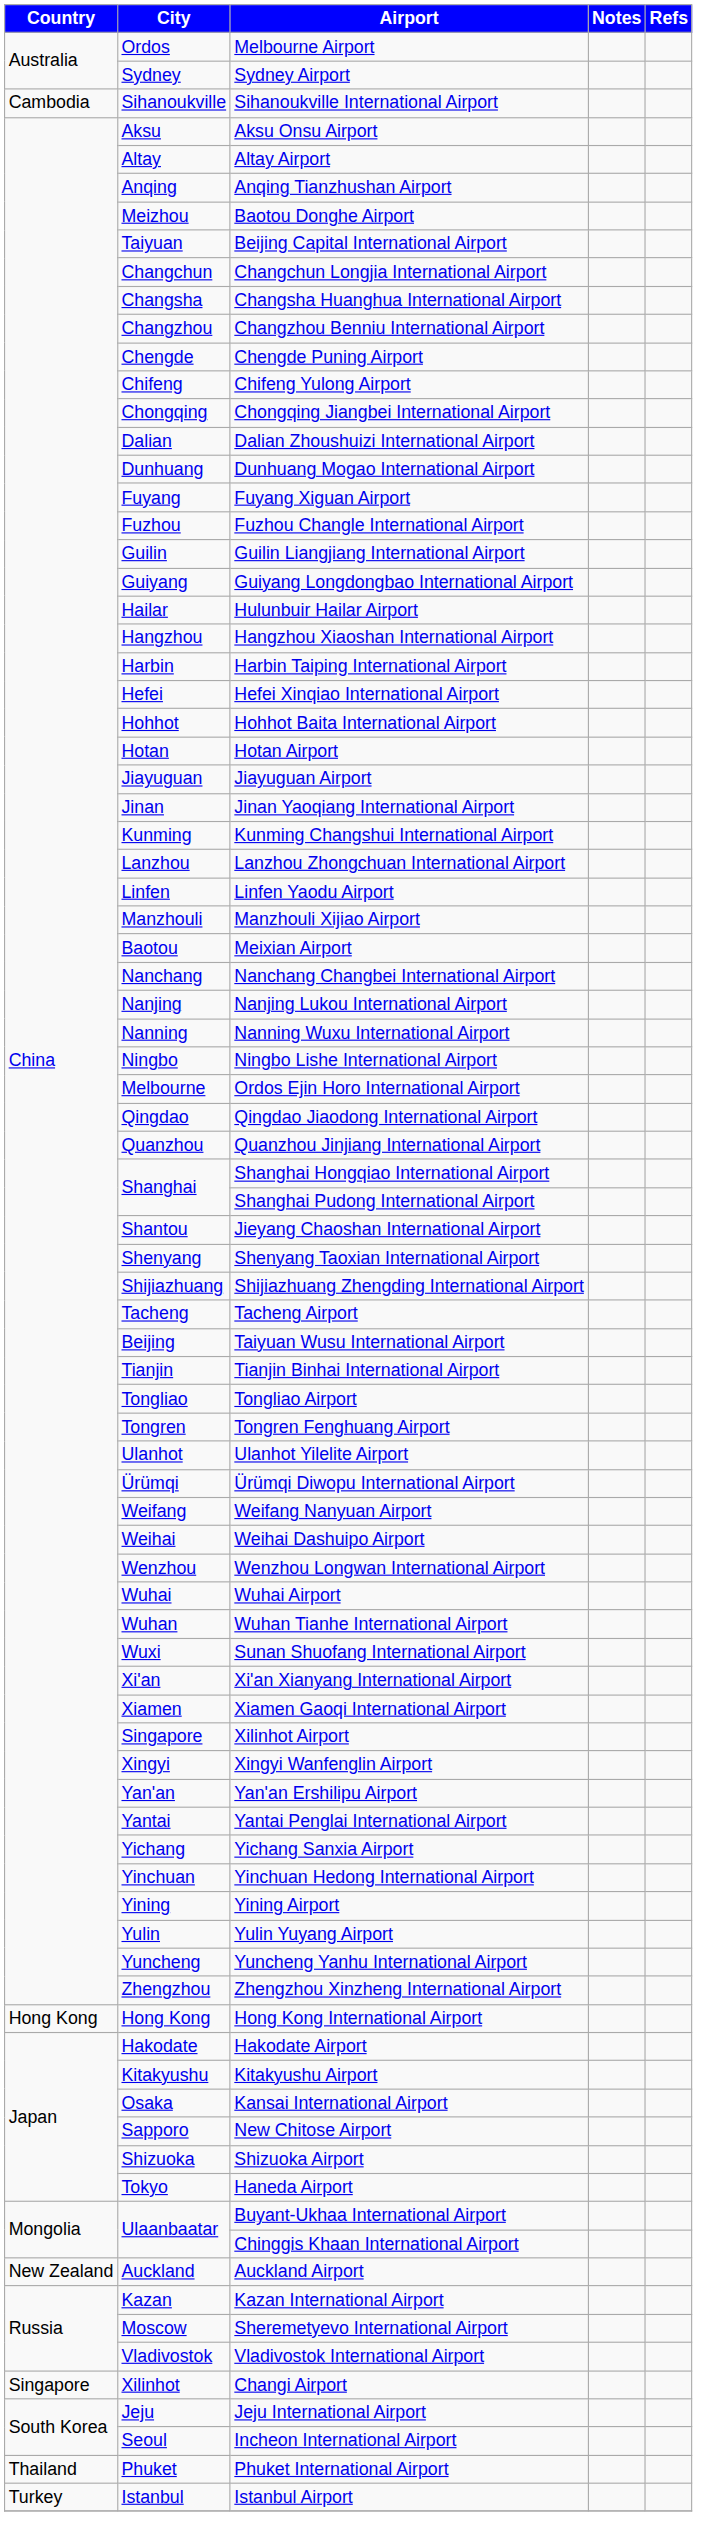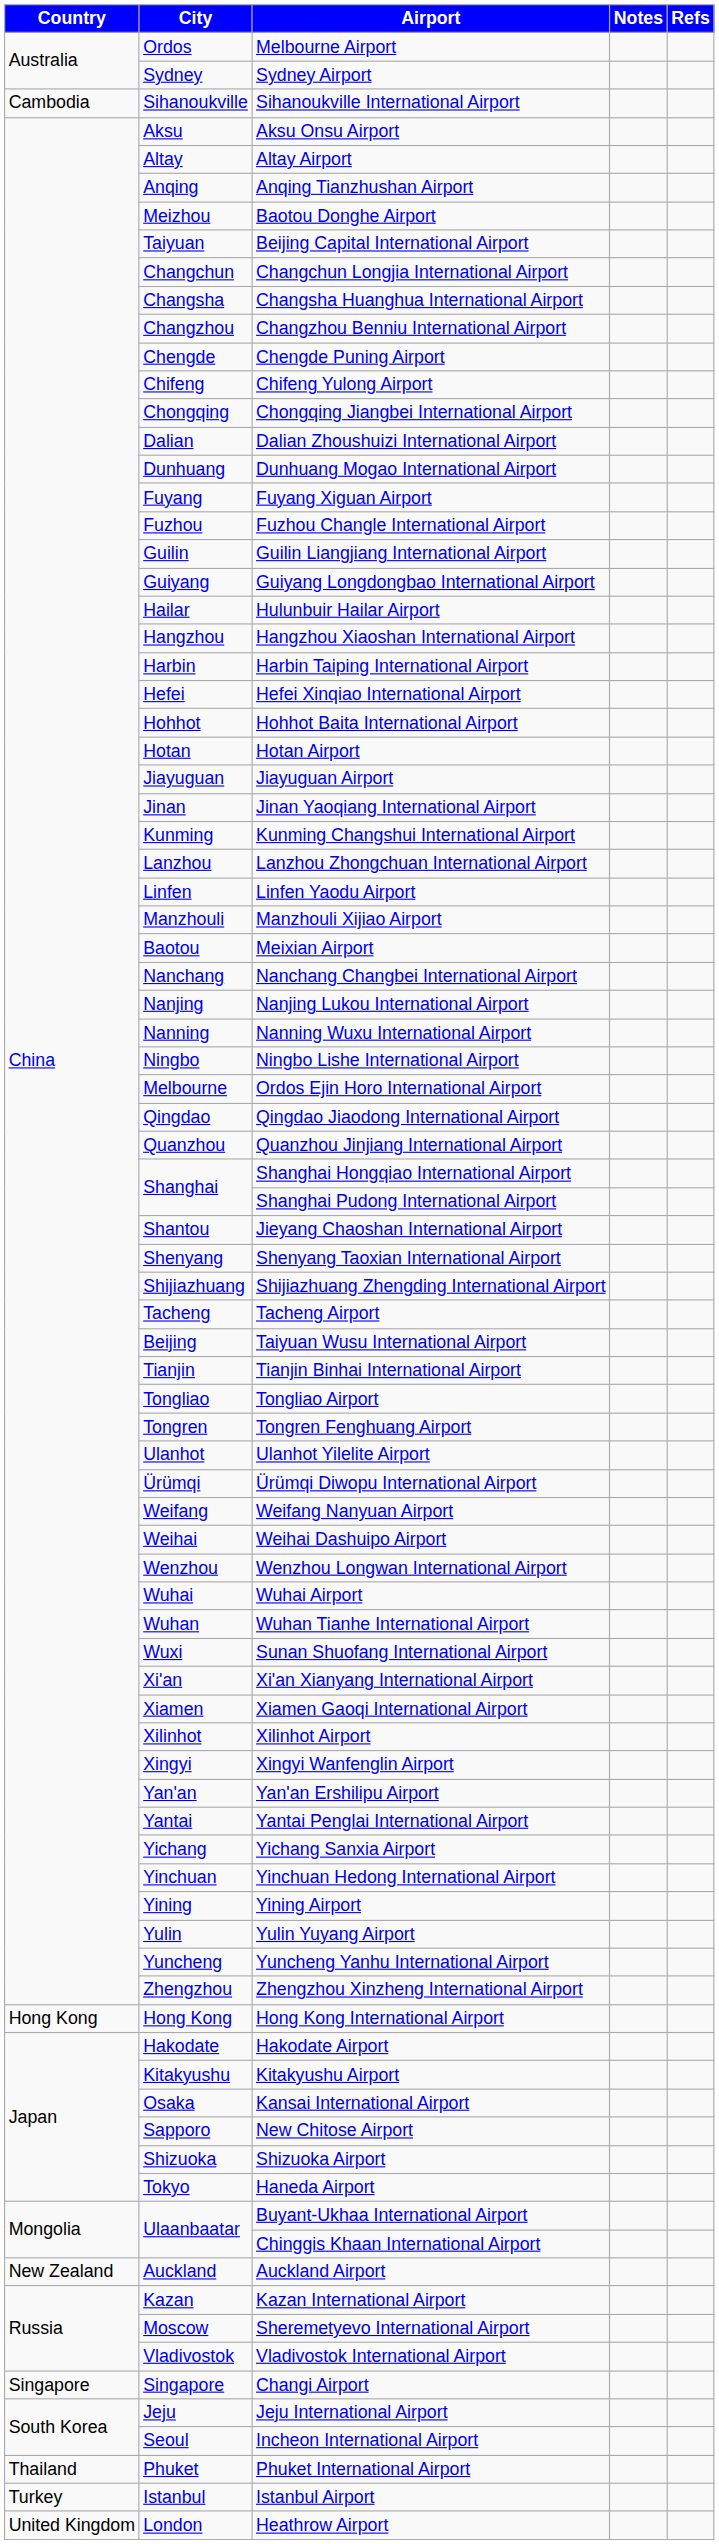(162, 1736) Singapore -> (172, 1736) Xilinhot
(151, 2384) Xilinhot -> (184, 2384) Singapore
+ row: (322, 2525)
